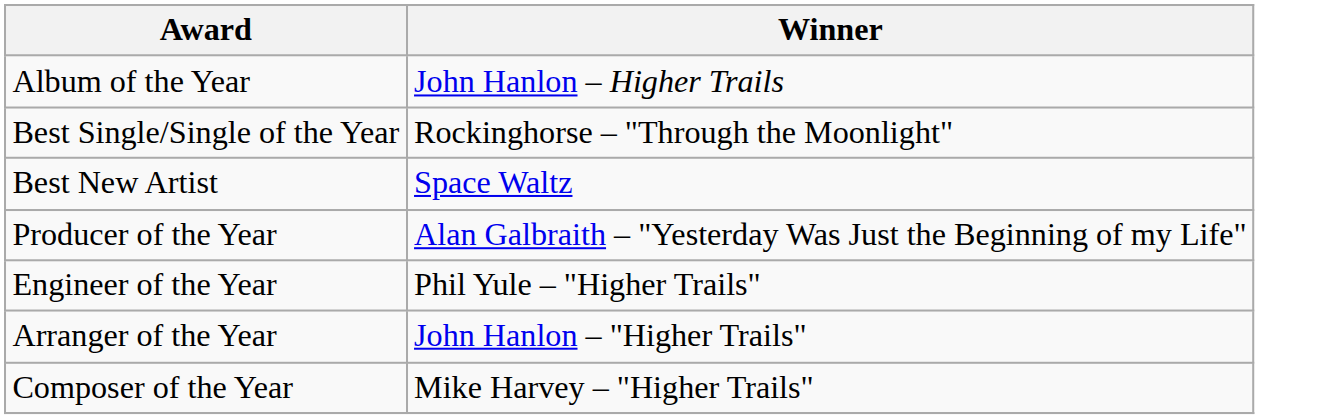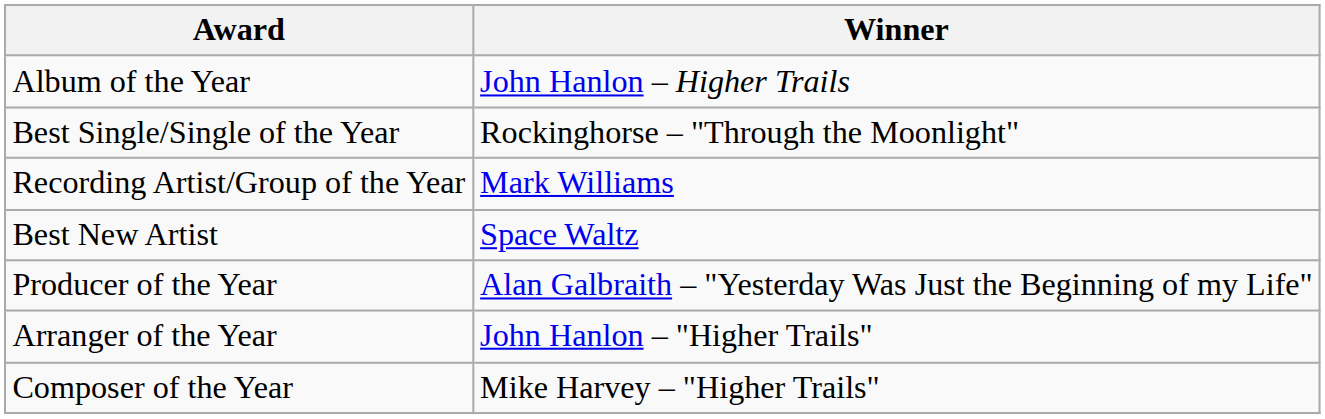+ row: (239, 183)
- row: (145, 285)
